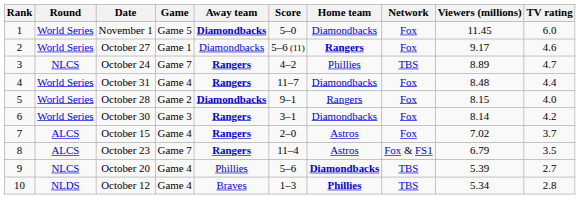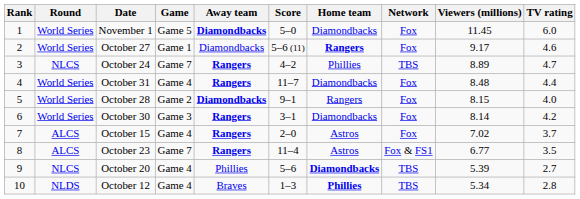(480, 151) 6.79 -> (480, 151) 6.77
